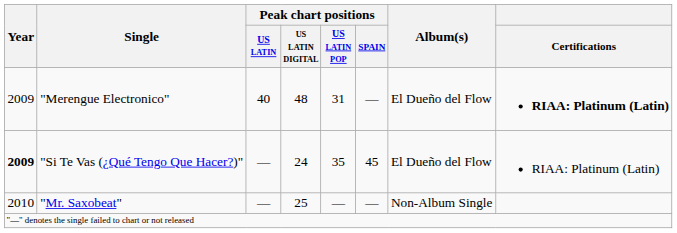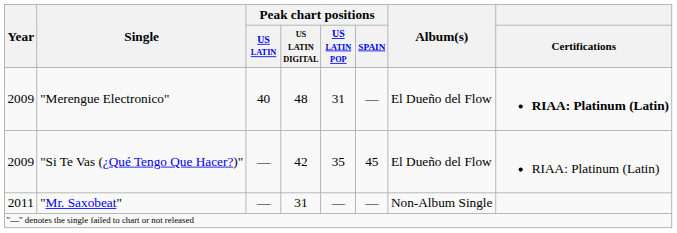(21, 161) bold -> (21, 161) normal
(301, 161) 24 -> (301, 161) 42
(21, 203) 2010 -> (21, 203) 2011
(301, 203) 25 -> (301, 203) 31
